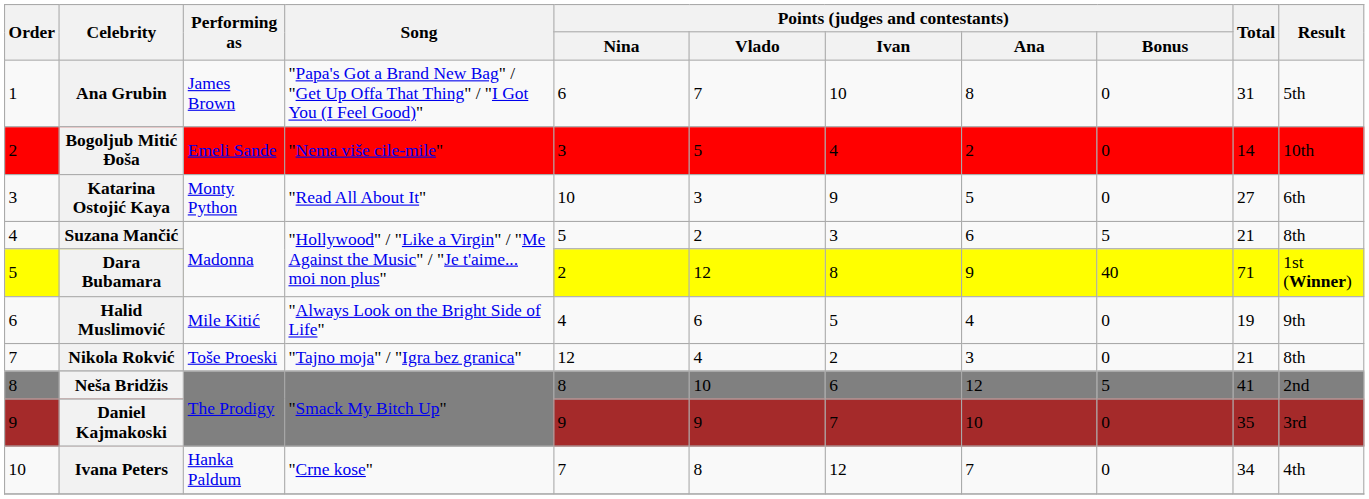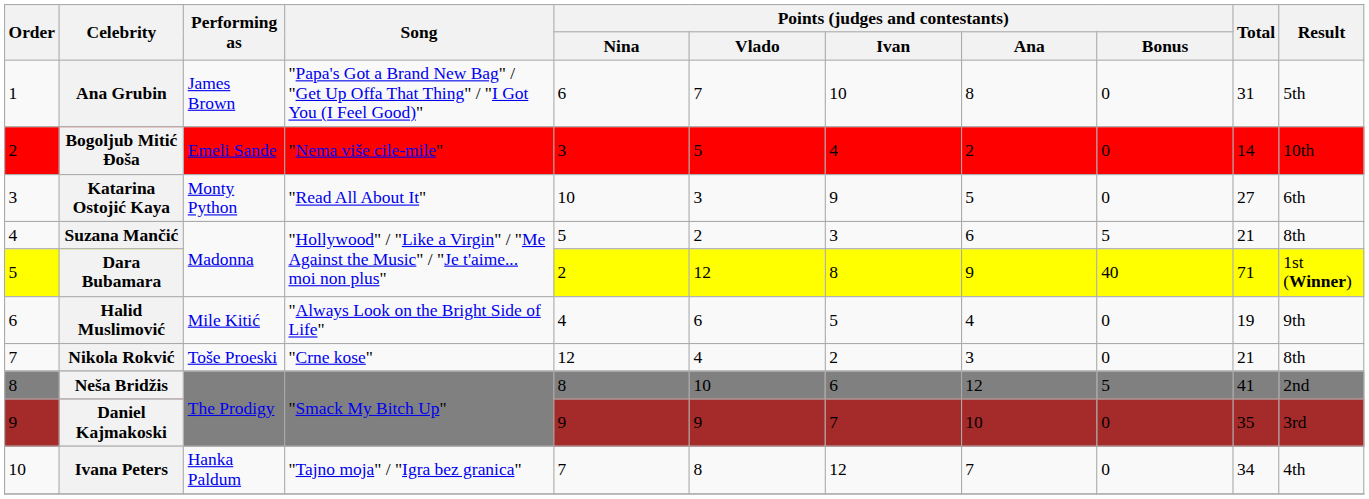(405, 357) "Tajno moja" / "Igra bez granica" -> (331, 357) "Crne kose"
(331, 469) "Crne kose" -> (405, 469) "Tajno moja" / "Igra bez granica"
